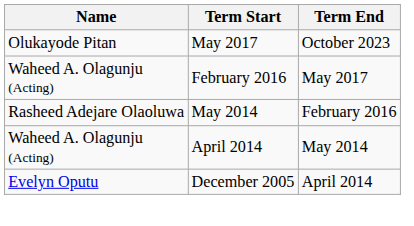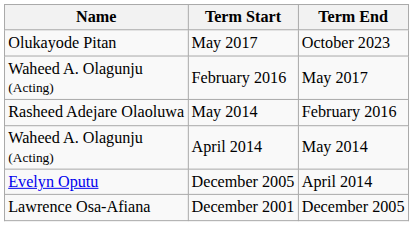+ row: (243, 207)
